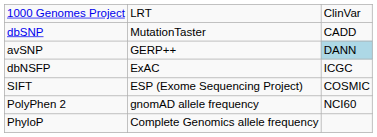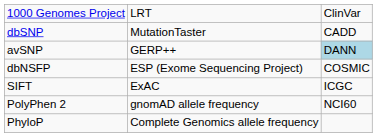(145, 68) ExAC -> (216, 68) ESP (Exome Sequencing Project)
(338, 68) ICGC -> (347, 68) COSMIC
(216, 86) ESP (Exome Sequencing Project) -> (145, 86) ExAC
(347, 86) COSMIC -> (338, 86) ICGC
